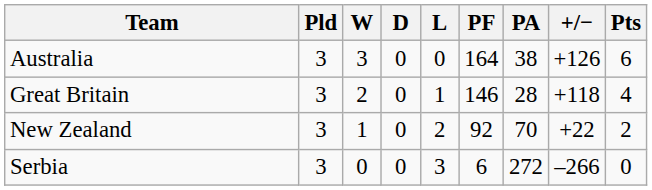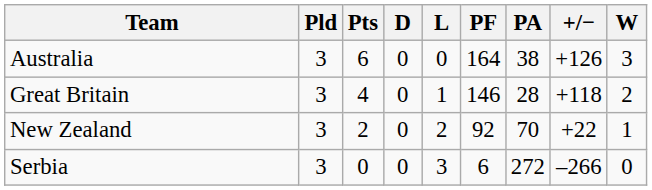columns swapped: (362, 22) <-> (626, 22)
